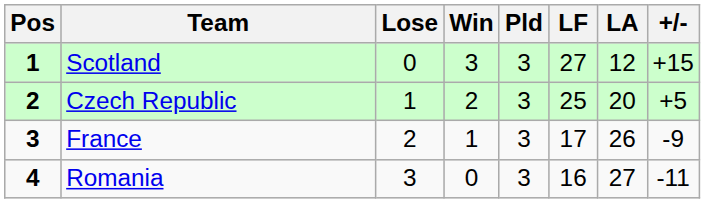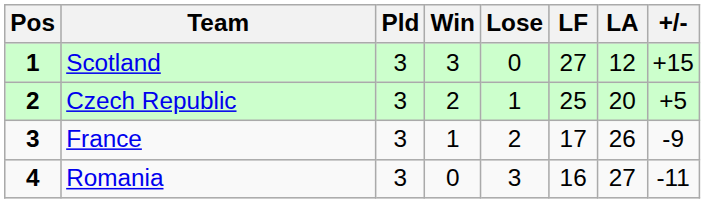columns swapped: (524, 23) <-> (410, 23)
